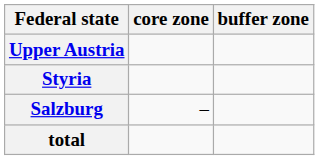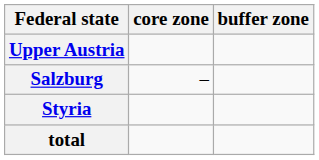rows swapped: (67, 79) <-> (67, 109)
